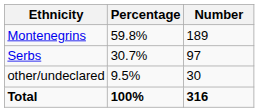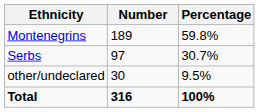columns swapped: (219, 14) <-> (146, 14)
